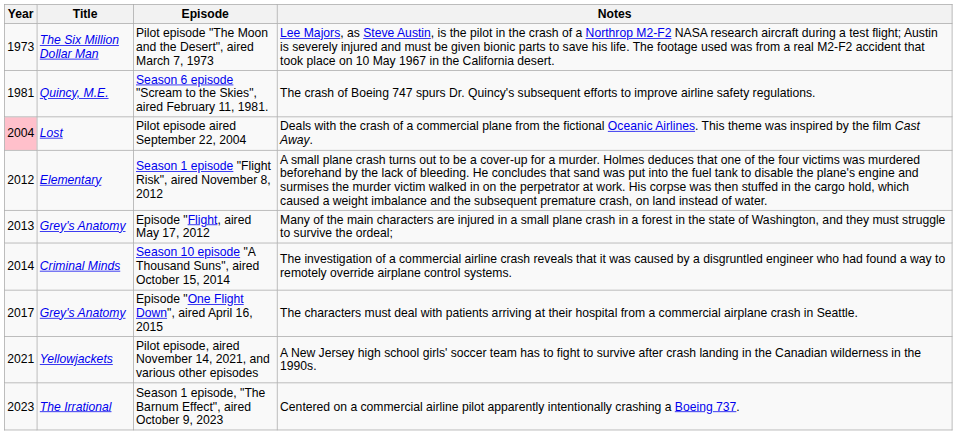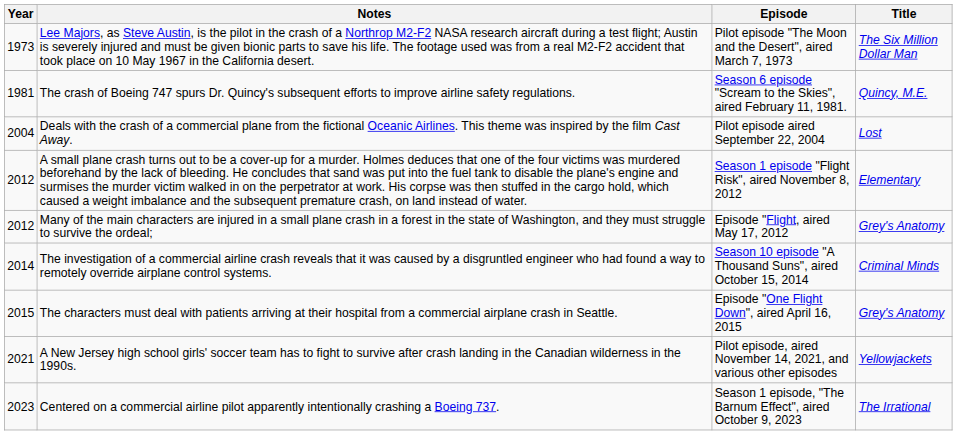columns swapped: (85, 14) <-> (615, 14)
(21, 133) pink background -> (21, 133) no background
(21, 226) 2013 -> (21, 226) 2012
(21, 313) 2017 -> (21, 313) 2015
